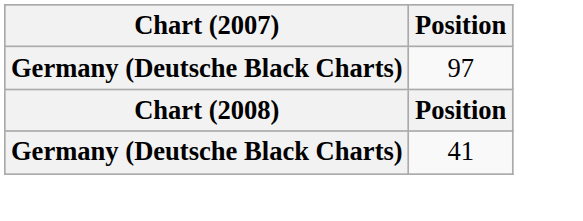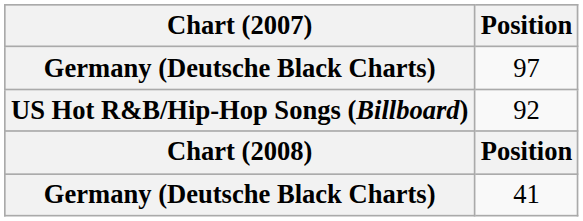+ row: (526, 109)
